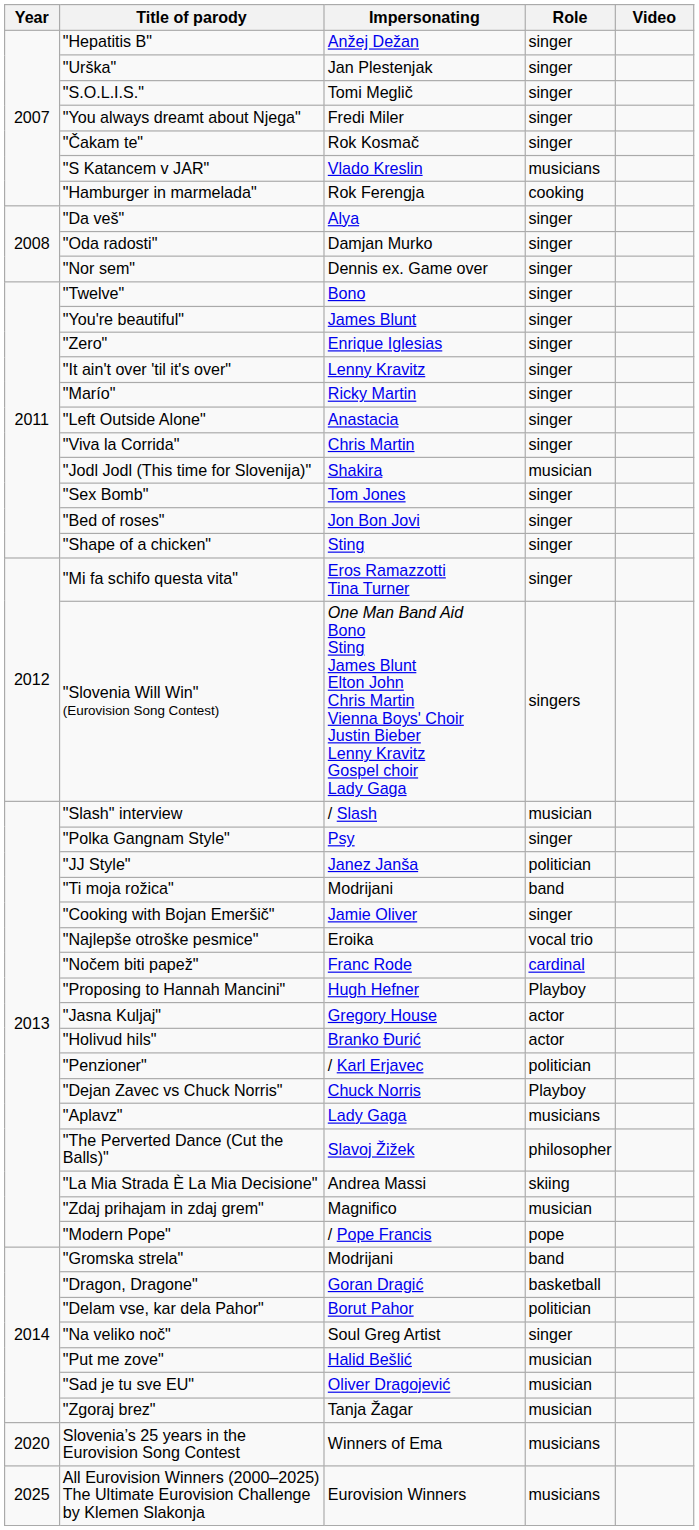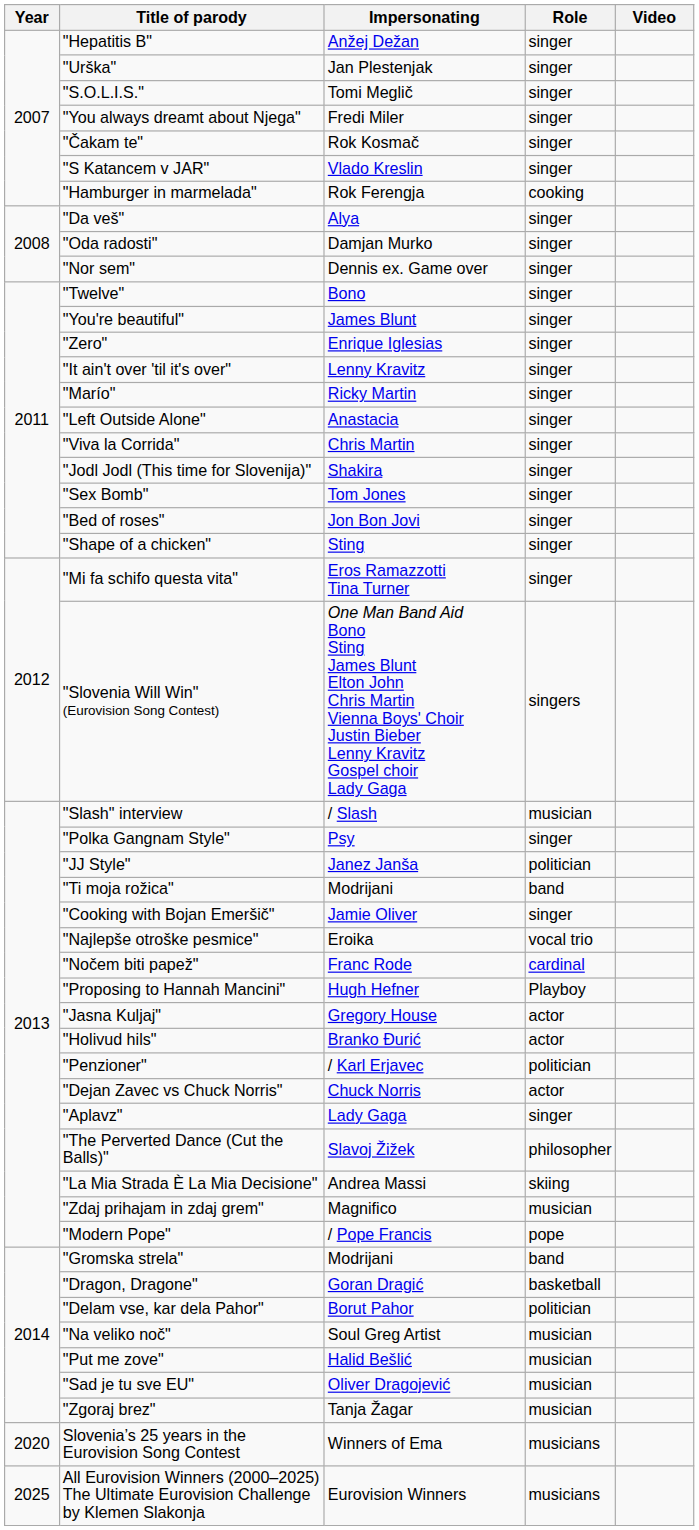(564, 168) musicians -> (550, 168) singer
(560, 470) musician -> (550, 470) singer
(557, 1090) Playboy -> (546, 1090) actor
(564, 1116) musicians -> (550, 1116) singer
(550, 1334) singer -> (560, 1334) musician
